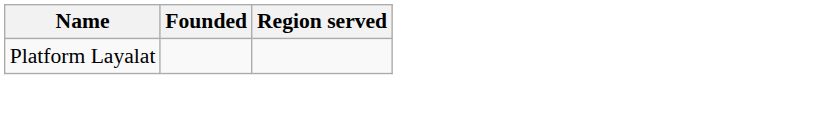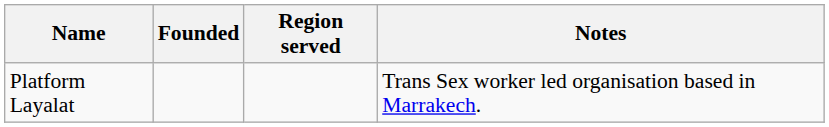+ column: (601, 33)
